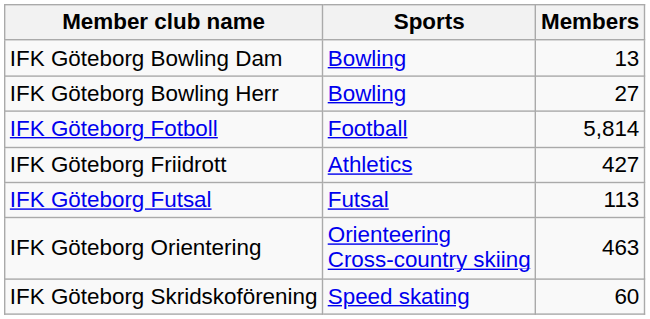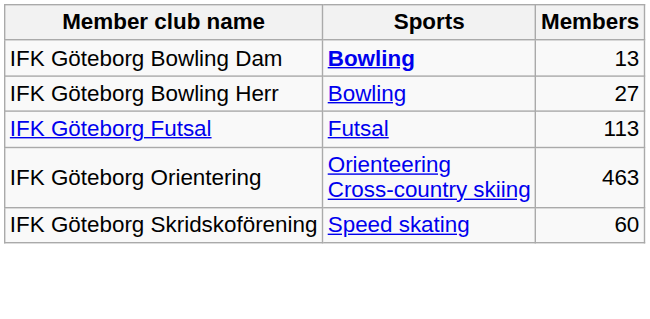(367, 57) normal -> (371, 57) bold
- row: (114, 128)
- row: (118, 164)
